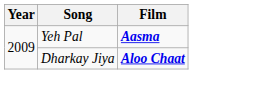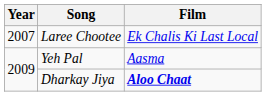+ row: (81, 36)
(140, 36) bold -> (146, 58) normal
